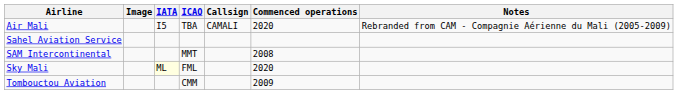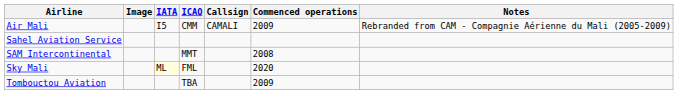(189, 26) TBA -> (189, 26) CMM
(263, 26) 2020 -> (263, 26) 2009
(189, 82) CMM -> (189, 82) TBA
